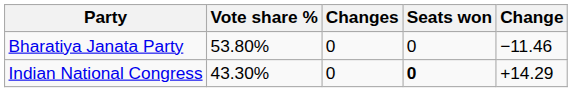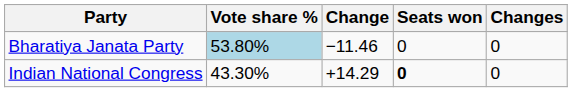columns swapped: (532, 18) <-> (362, 18)
(240, 45) no background -> (240, 45) lightblue background
